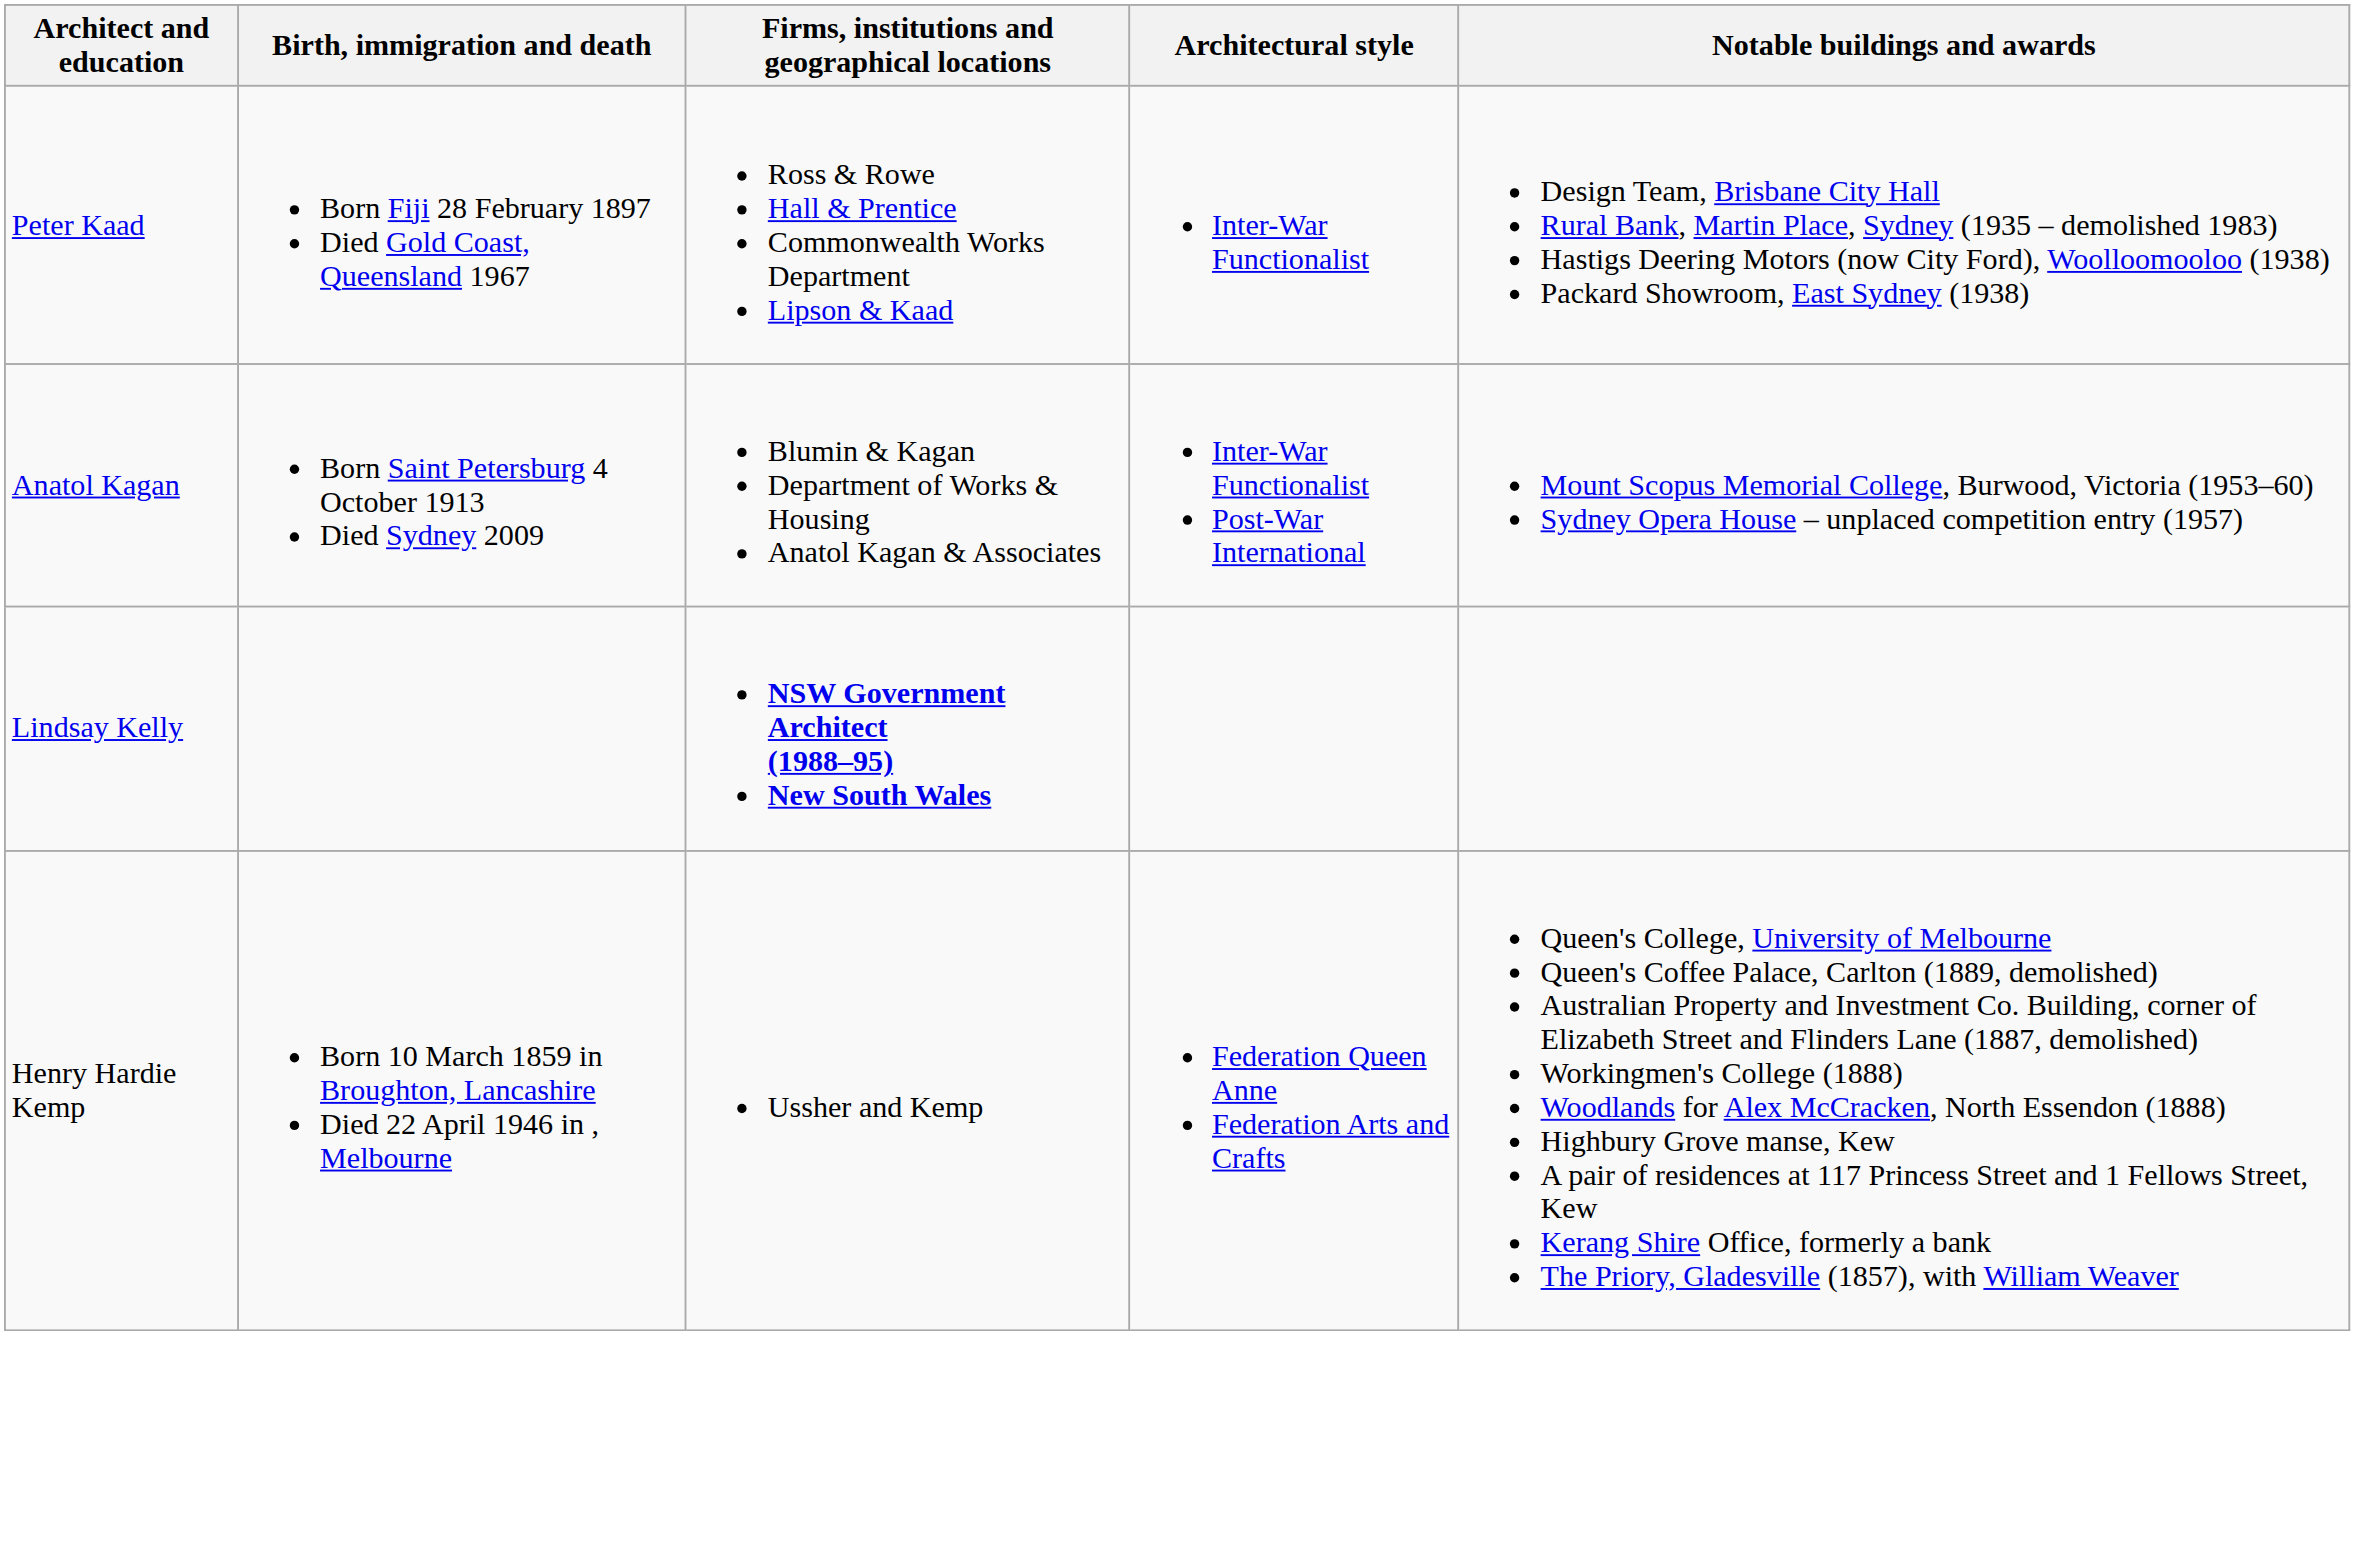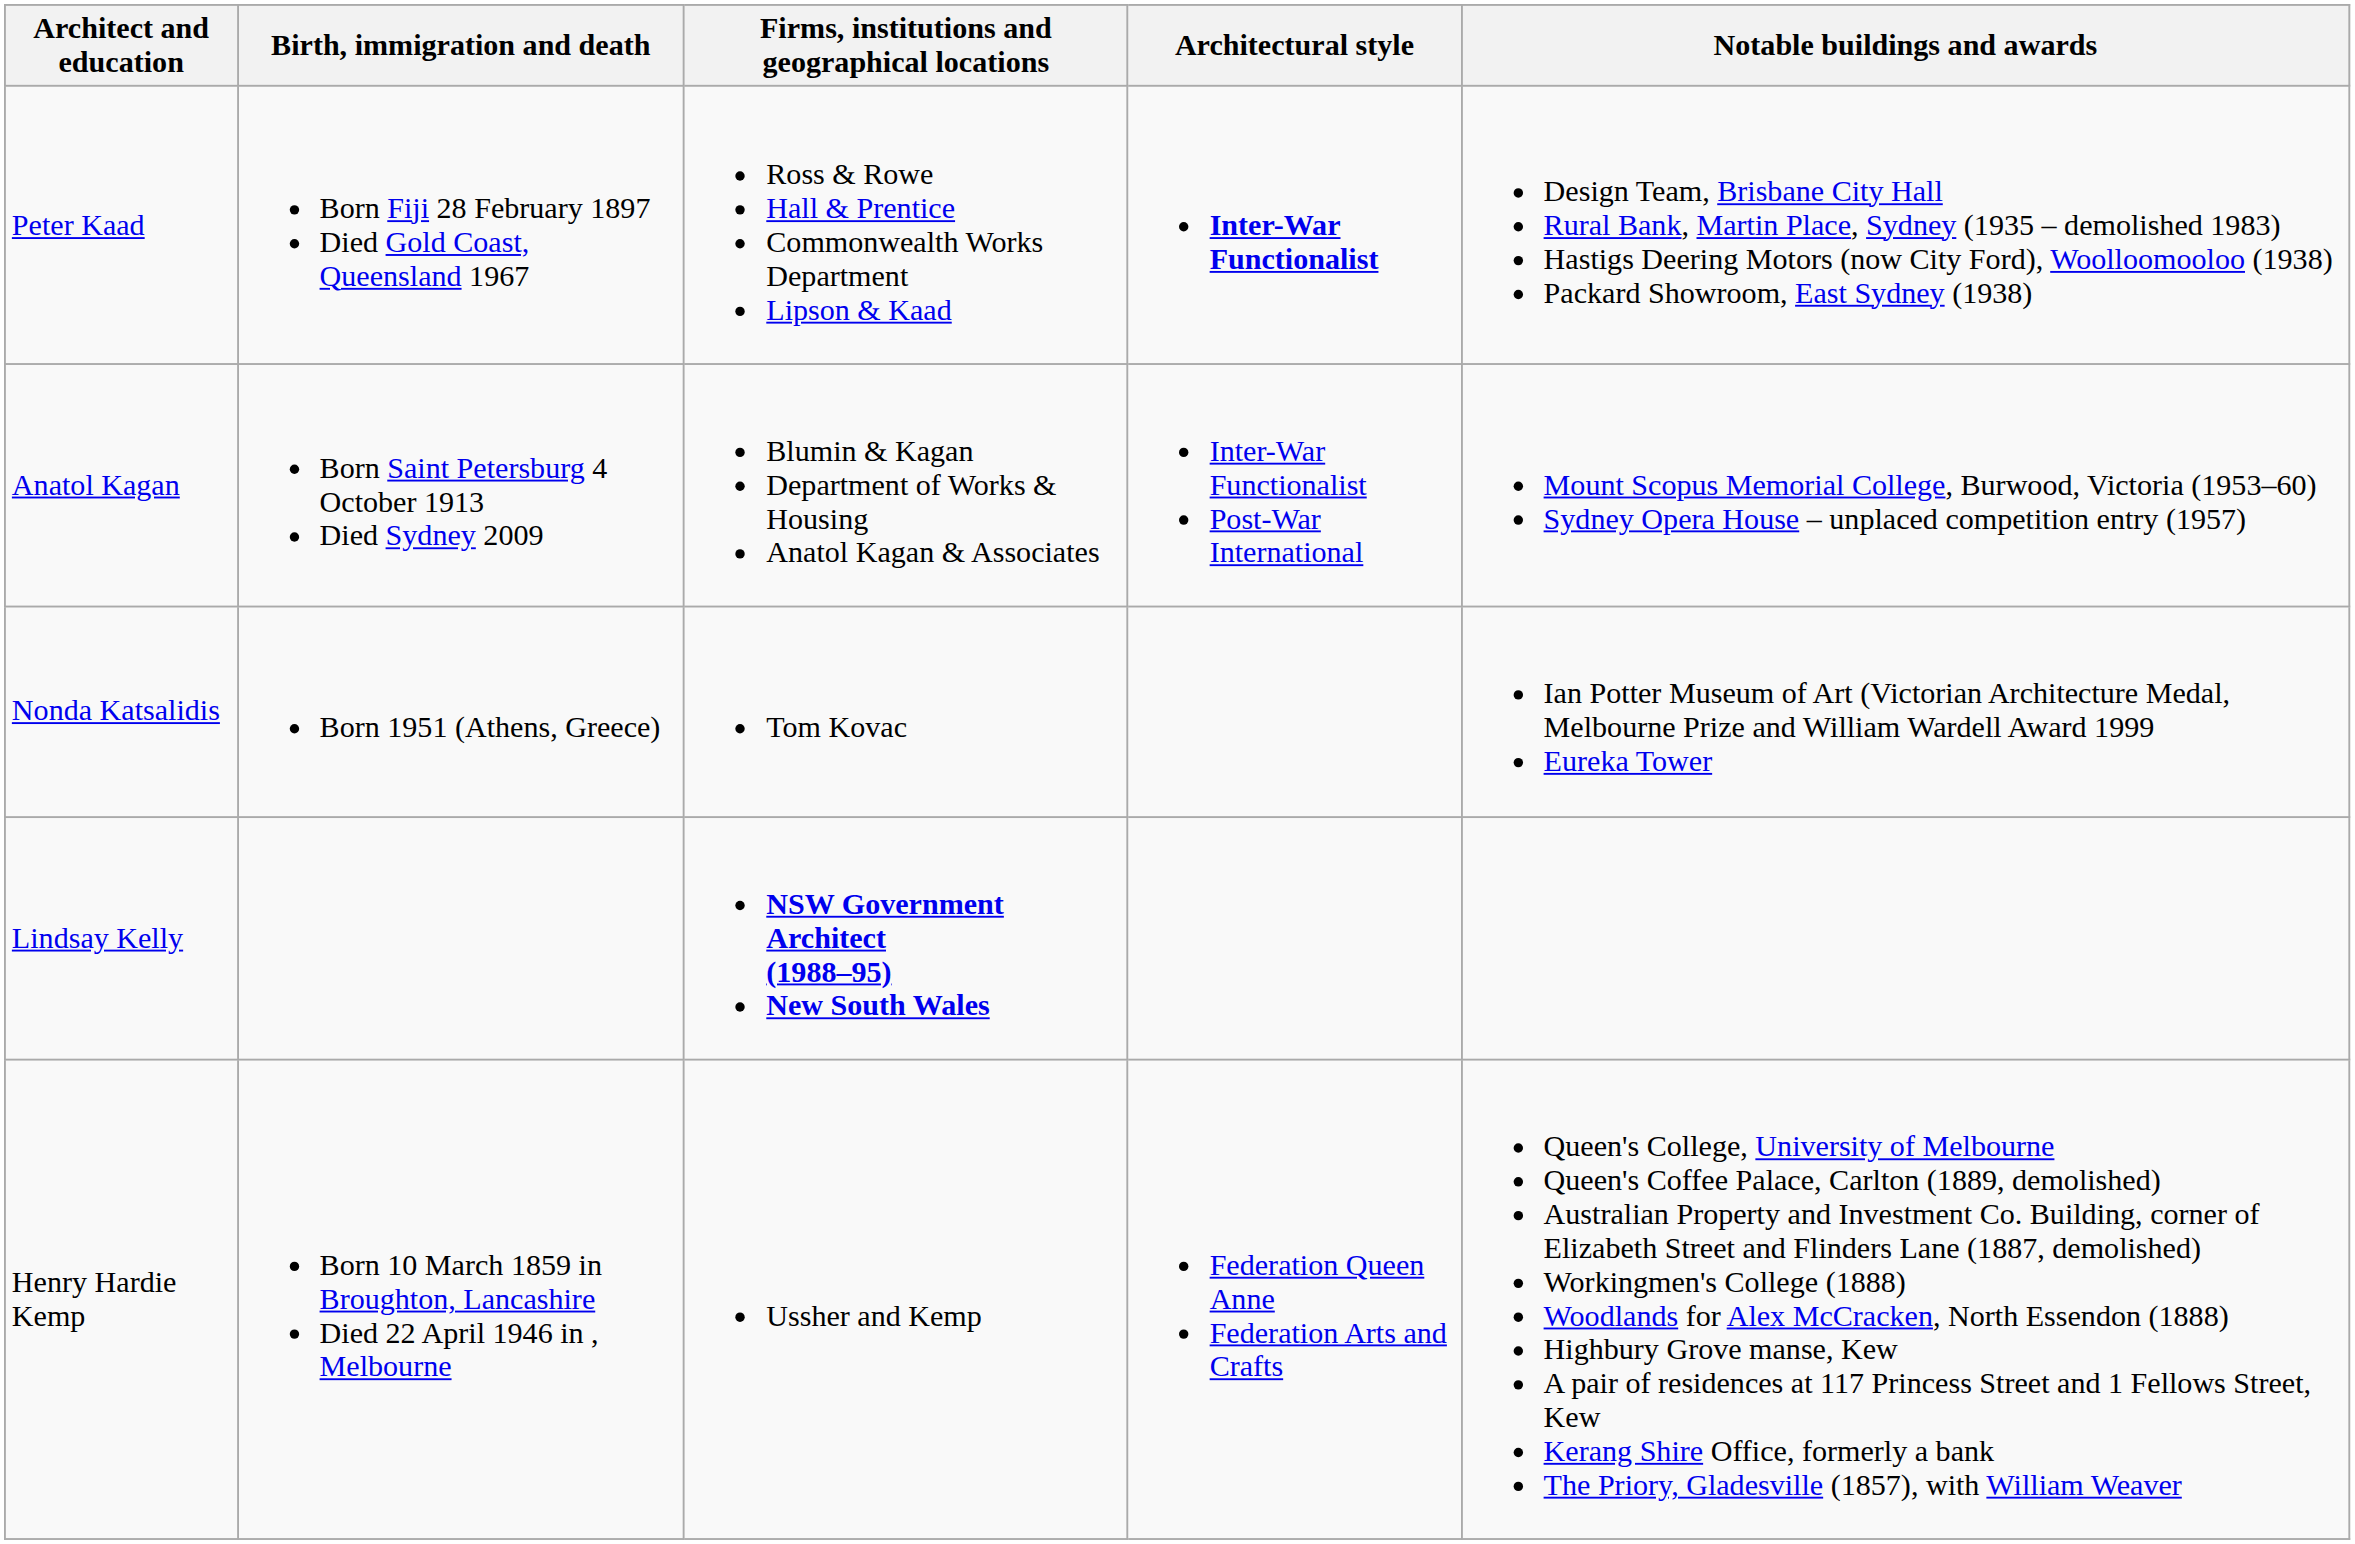(1294, 242) normal -> (1294, 242) bold
+ row: (116, 711)
